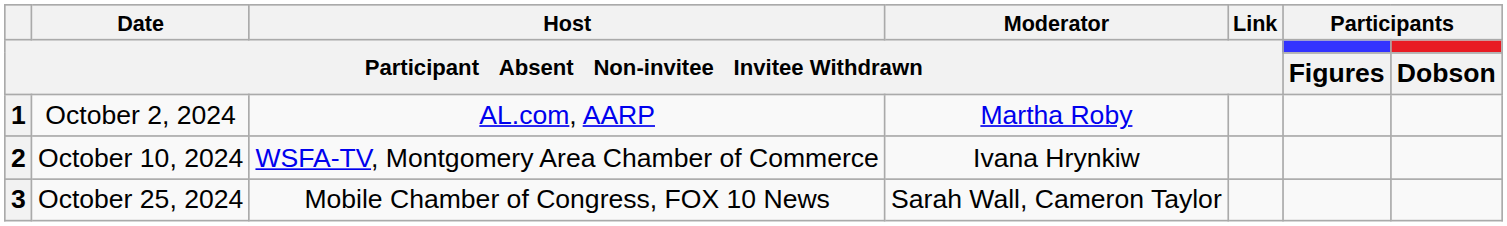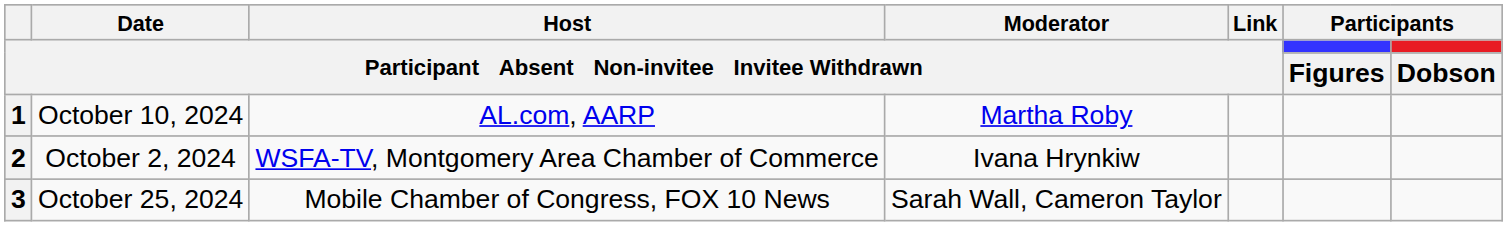(141, 115) October 2, 2024 -> (141, 115) October 10, 2024
(141, 157) October 10, 2024 -> (141, 157) October 2, 2024
